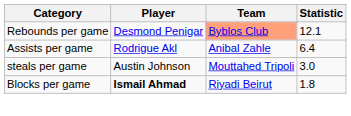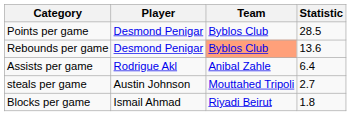+ row: (48, 31)
(310, 31) 12.1 -> (310, 48) 13.6
(307, 66) 3.0 -> (307, 84) 2.7
(150, 84) bold -> (147, 102) normal
